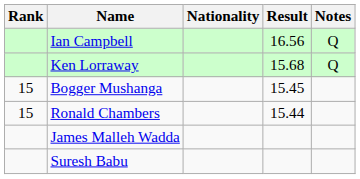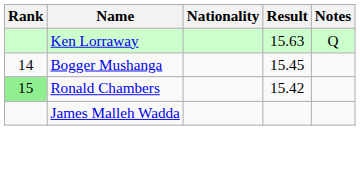- row: (92, 40)
(287, 64) 15.68 -> (287, 40) 15.63
(26, 88) 15 -> (26, 64) 14
(26, 112) no background -> (26, 88) lightgreen background
(287, 112) 15.44 -> (287, 88) 15.42
- row: (89, 161)
